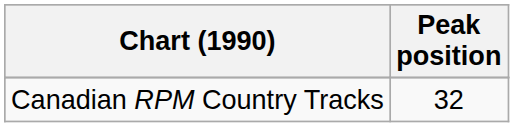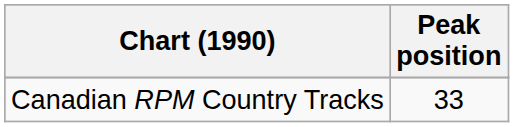(449, 99) 32 -> (449, 99) 33
